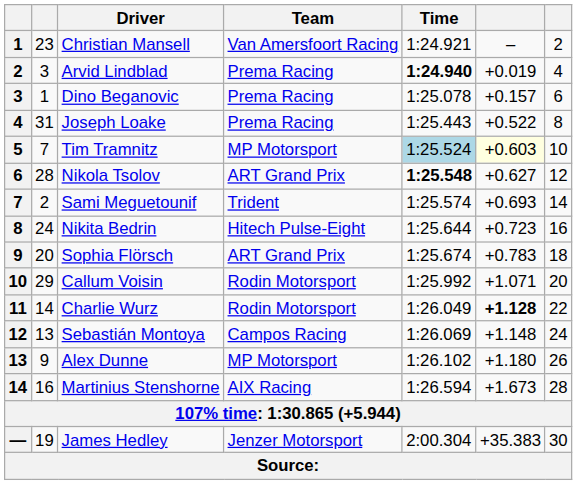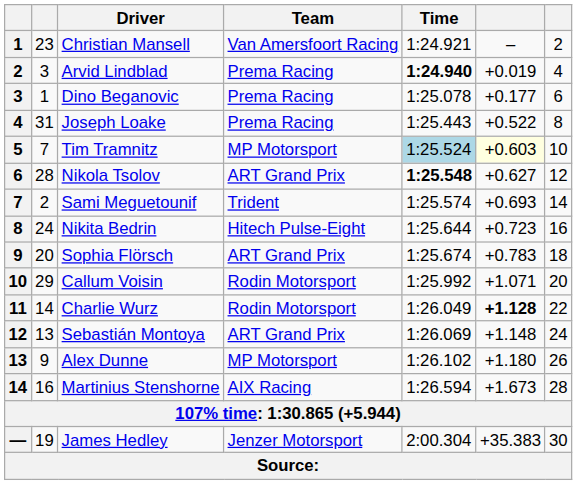(511, 96) +0.157 -> (511, 96) +0.177
(287, 334) Campos Racing -> (286, 334) ART Grand Prix
